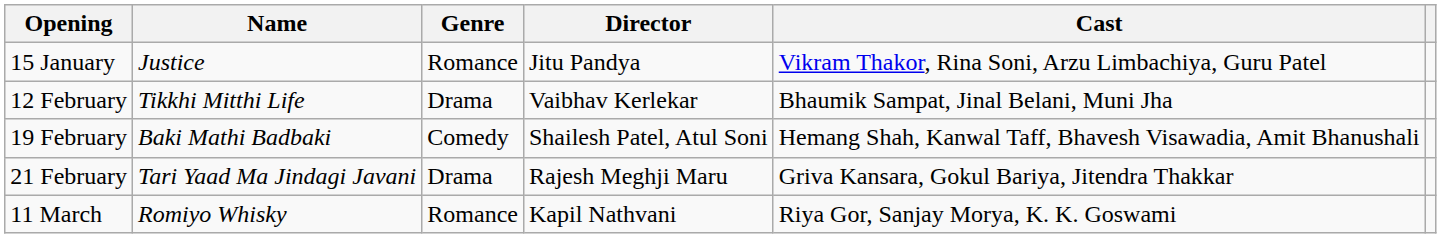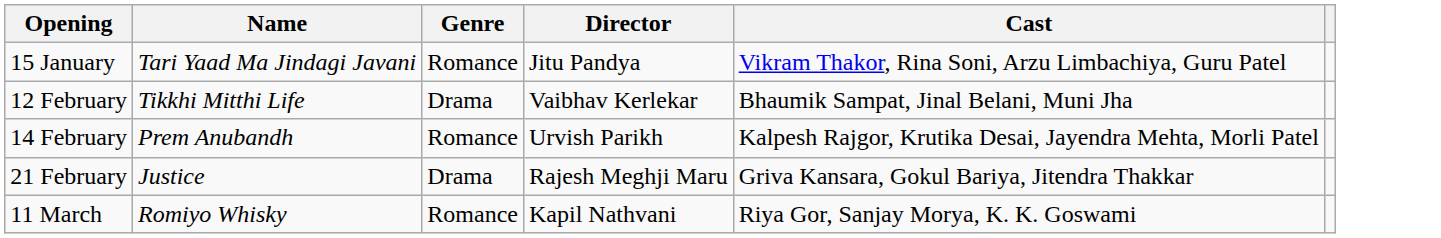(171, 61) Justice -> (277, 61) Tari Yaad Ma Jindagi Javani
+ row: (69, 137)
- row: (69, 137)
(277, 175) Tari Yaad Ma Jindagi Javani -> (171, 175) Justice
